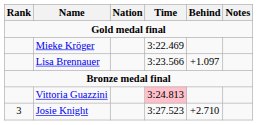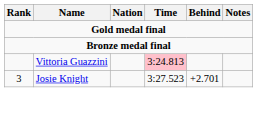- row: (65, 45)
- row: (68, 62)
(205, 111) +2.710 -> (205, 78) +2.701
